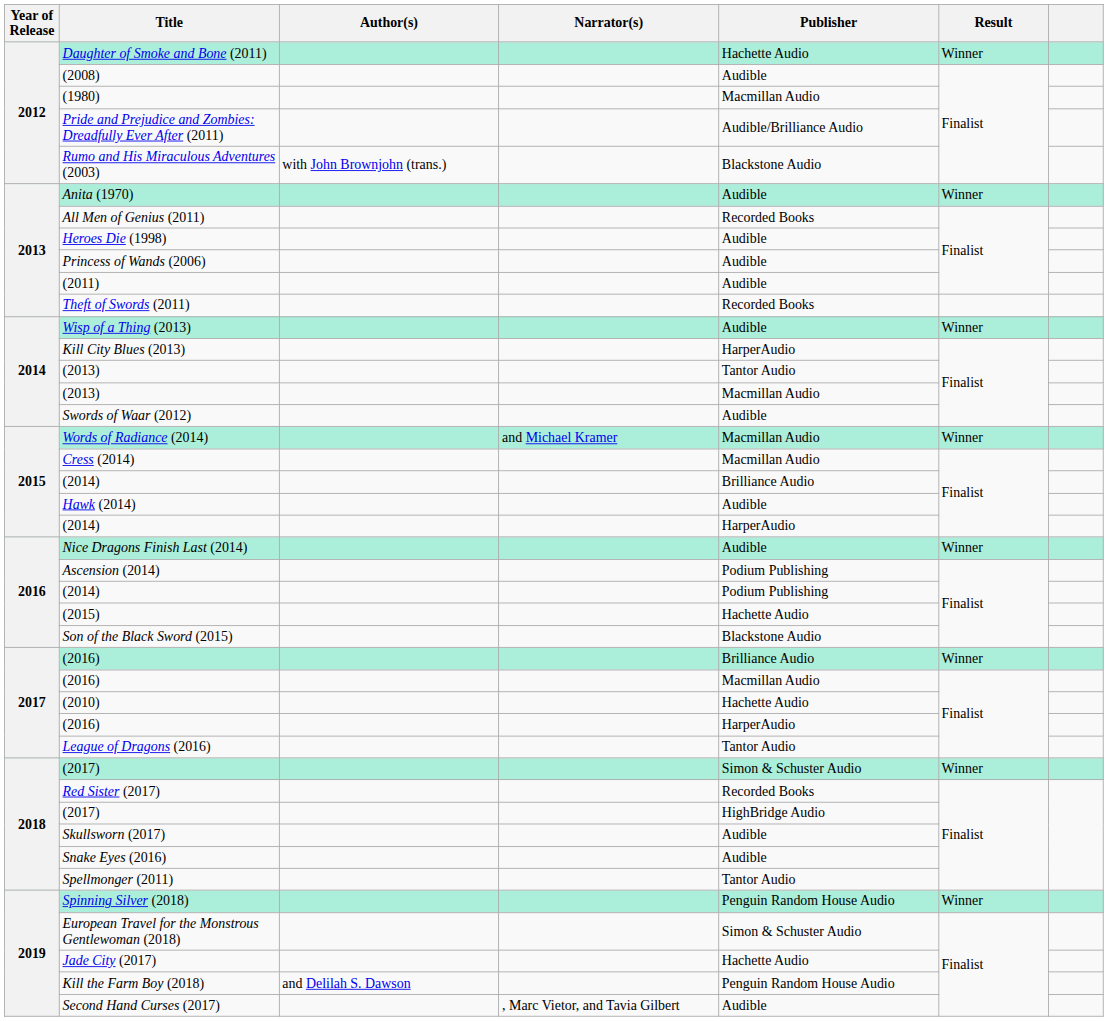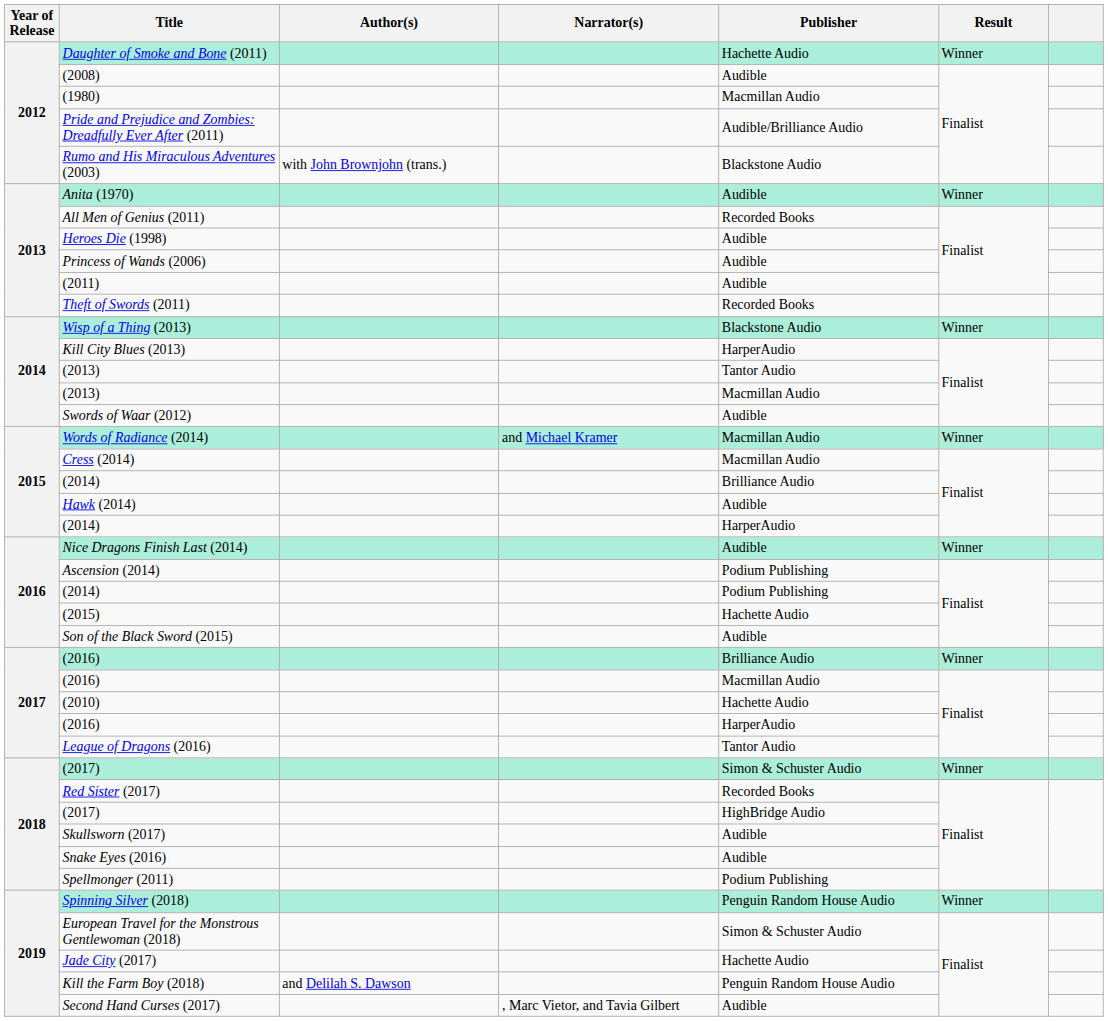(744, 327) Audible -> (772, 327) Blackstone Audio
(772, 636) Blackstone Audio -> (744, 636) Audible
(759, 879) Tantor Audio -> (775, 879) Podium Publishing
